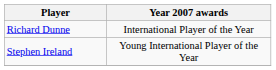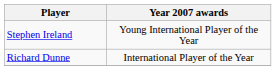rows swapped: (38, 29) <-> (40, 51)
